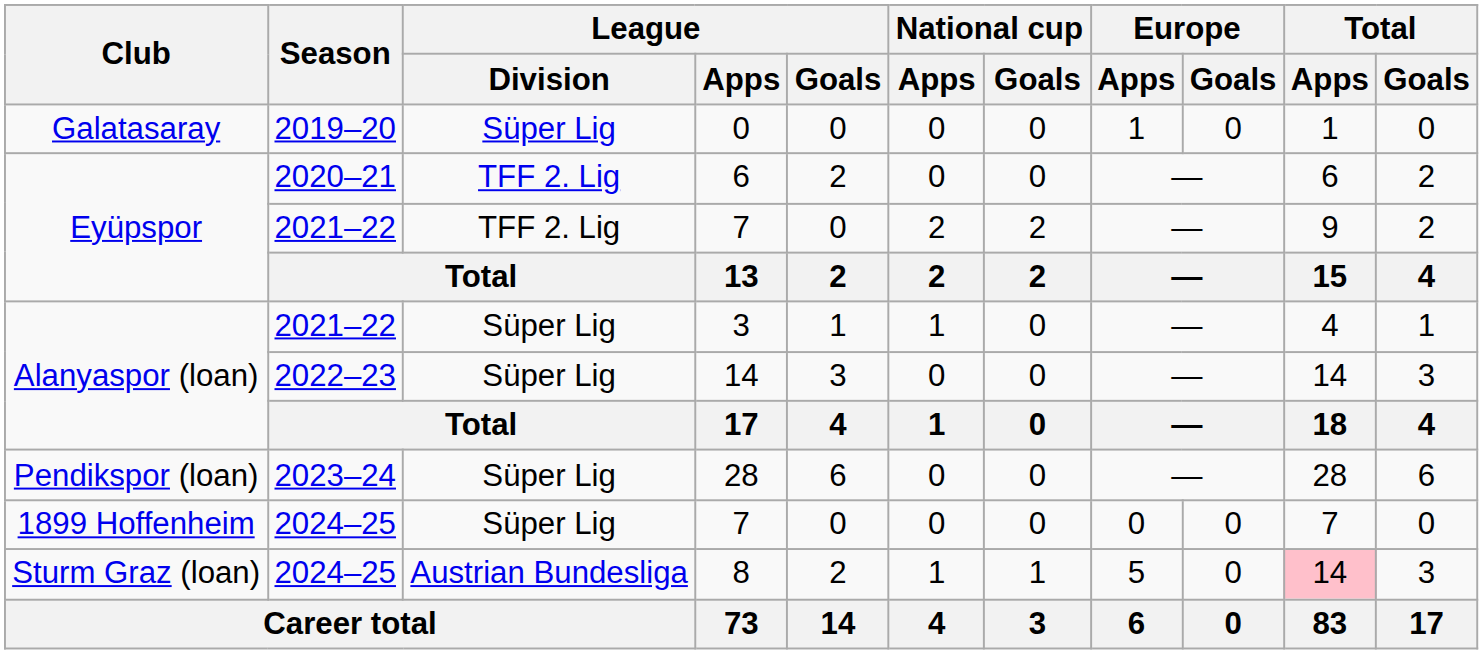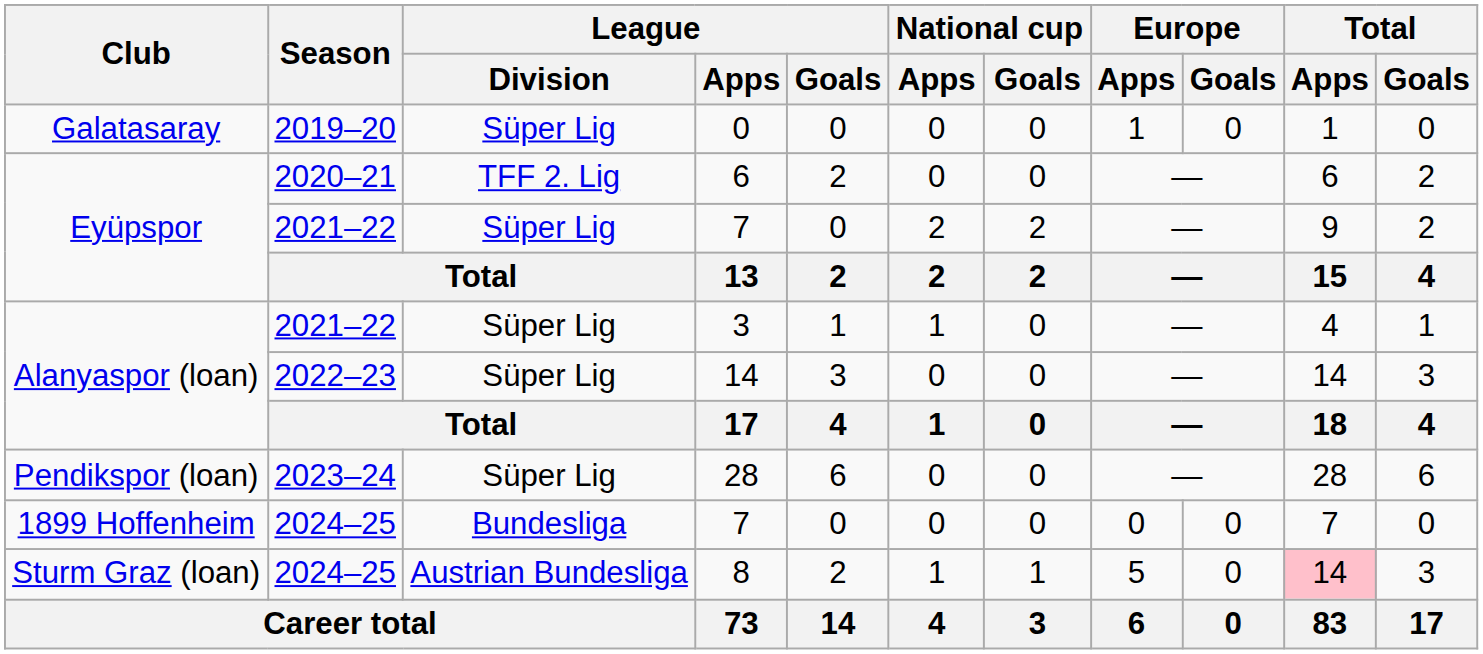(549, 227) TFF 2. Lig -> (549, 227) Süper Lig
(549, 524) Süper Lig -> (549, 524) Bundesliga
